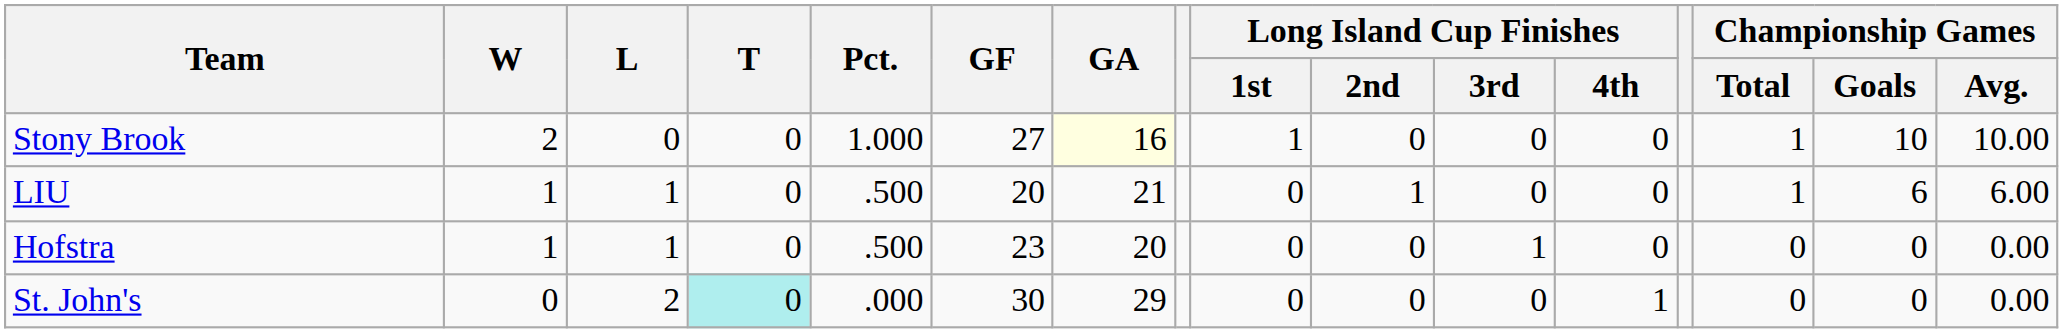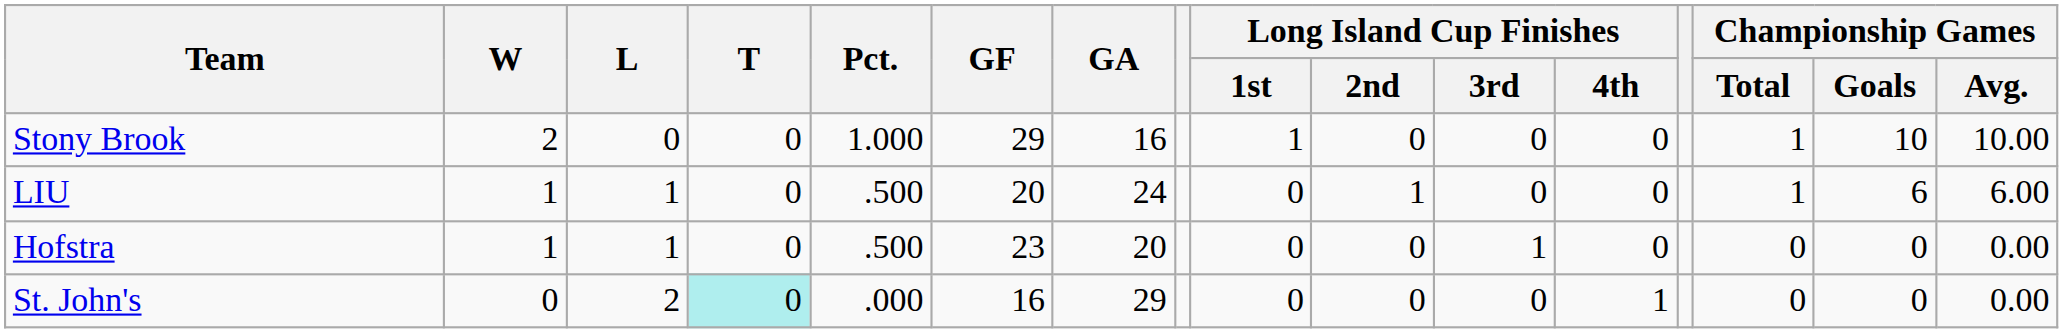(1028, 138) 27 -> (1028, 138) 29
(1150, 138) lightyellow background -> (1150, 138) no background
(1150, 192) 21 -> (1150, 192) 24
(1028, 300) 30 -> (1028, 300) 16
